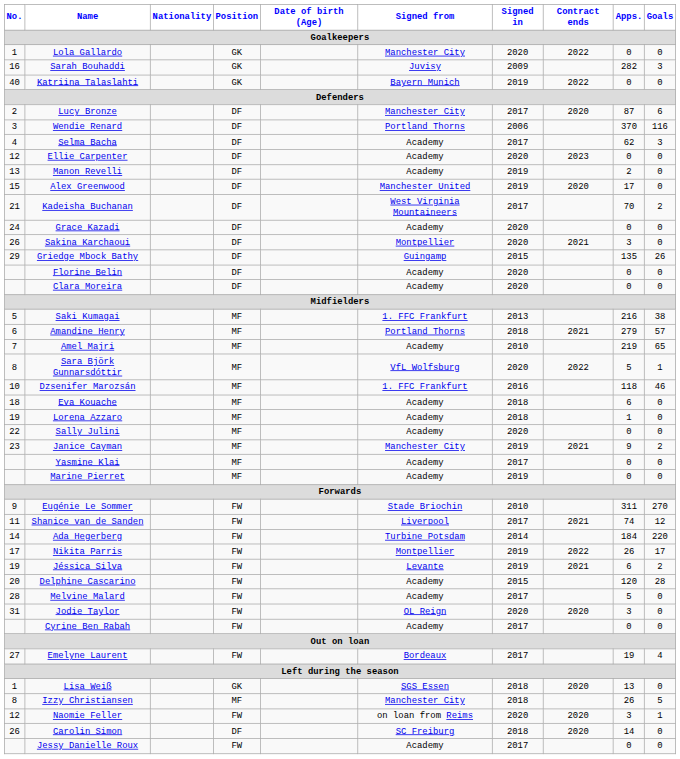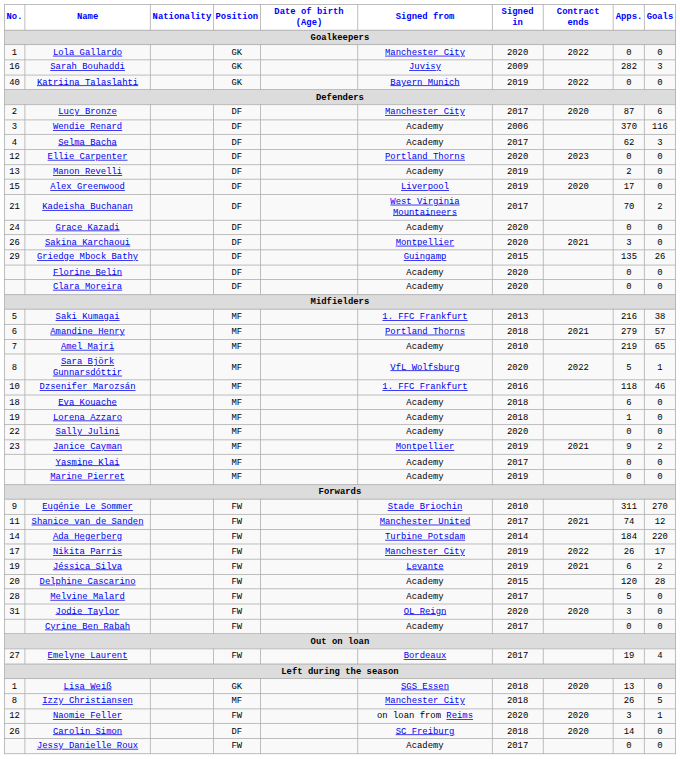(425, 127) Portland Thorns -> (425, 127) Academy
(425, 157) Academy -> (425, 157) Portland Thorns
(425, 187) Manchester United -> (425, 187) Liverpool
(425, 447) Manchester City -> (425, 447) Montpellier
(425, 521) Liverpool -> (425, 521) Manchester United
(425, 551) Montpellier -> (425, 551) Manchester City
